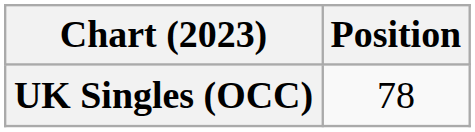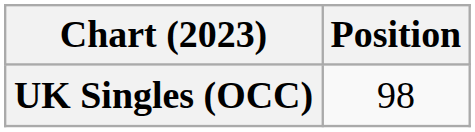(396, 94) 78 -> (396, 94) 98
